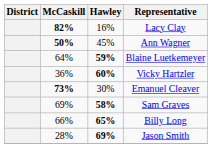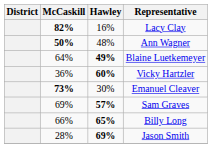(106, 43) 45% -> (106, 43) 48%
(106, 58) 59% -> (106, 58) 49%
(106, 105) 58% -> (106, 105) 57%
